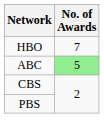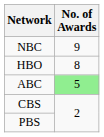+ row: (29, 46)
(77, 46) 7 -> (77, 65) 8
